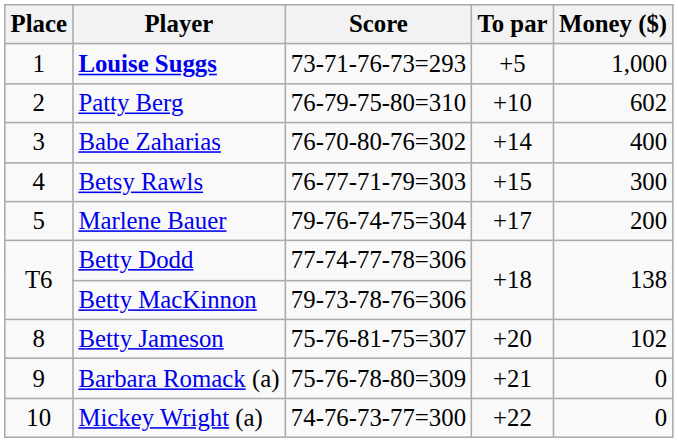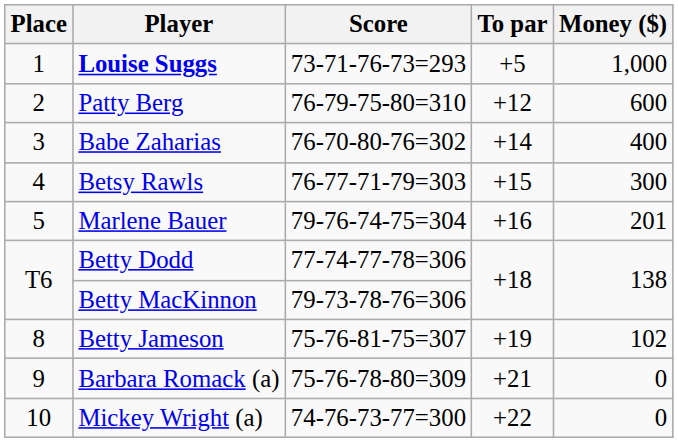(512, 102) +10 -> (512, 102) +12
(649, 102) 602 -> (649, 102) 600
(512, 220) +17 -> (512, 220) +16
(649, 220) 200 -> (649, 220) 201
(512, 338) +20 -> (512, 338) +19
